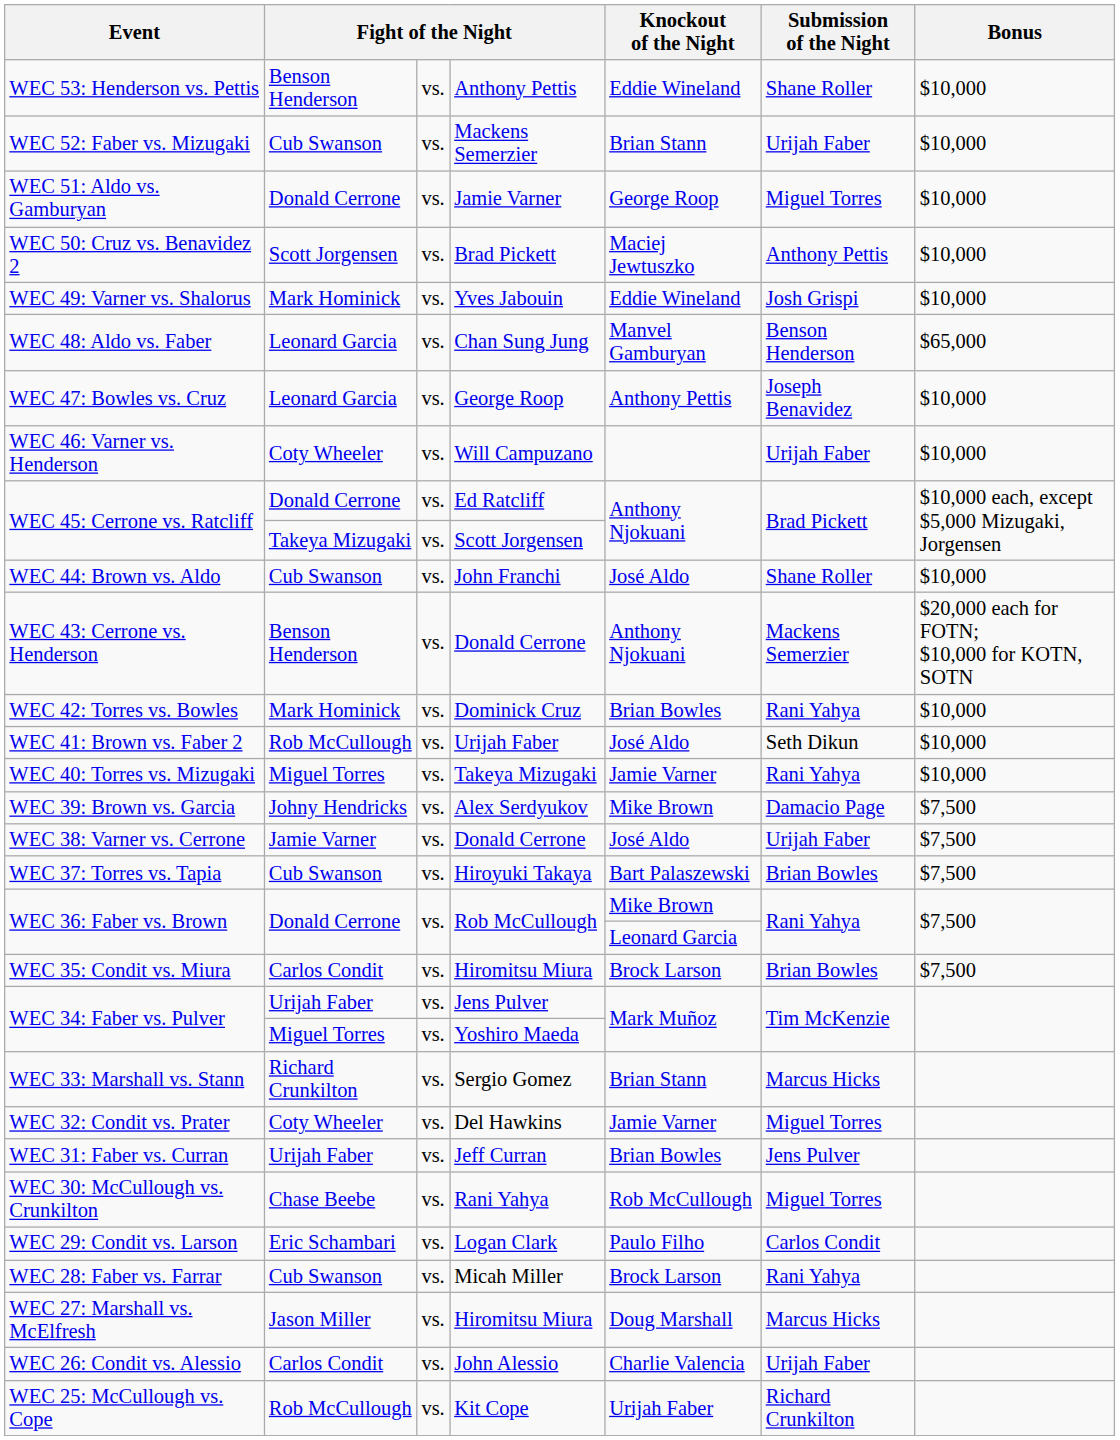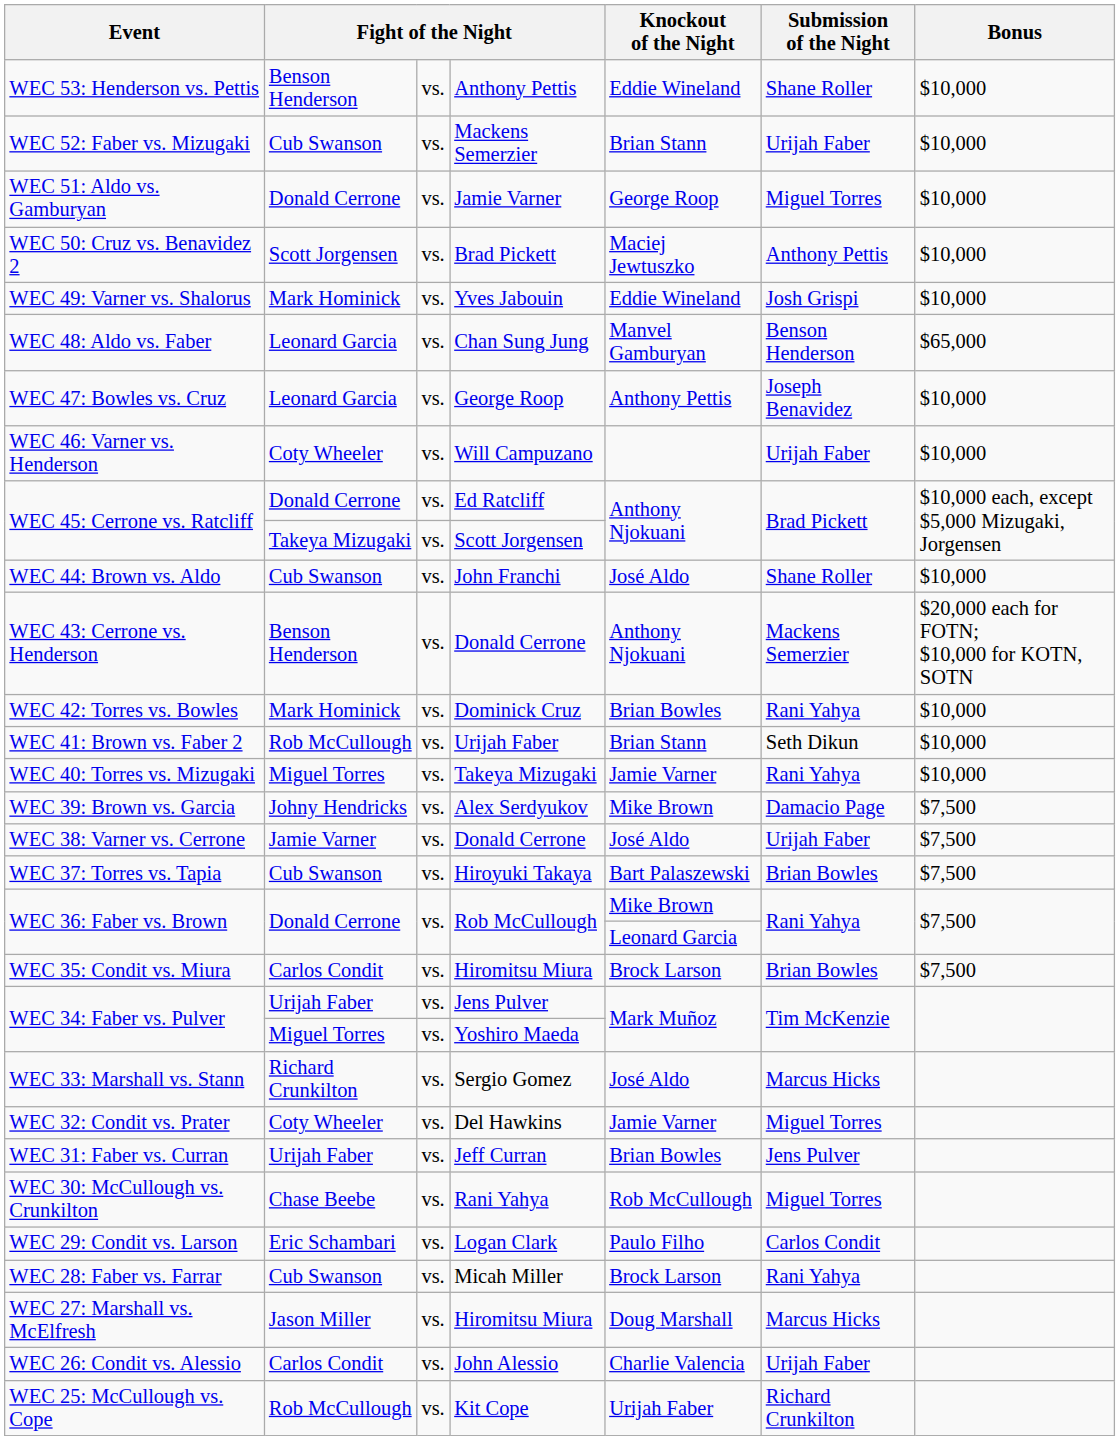(649, 742) José Aldo -> (658, 742) Brian Stann
(658, 1078) Brian Stann -> (649, 1078) José Aldo
